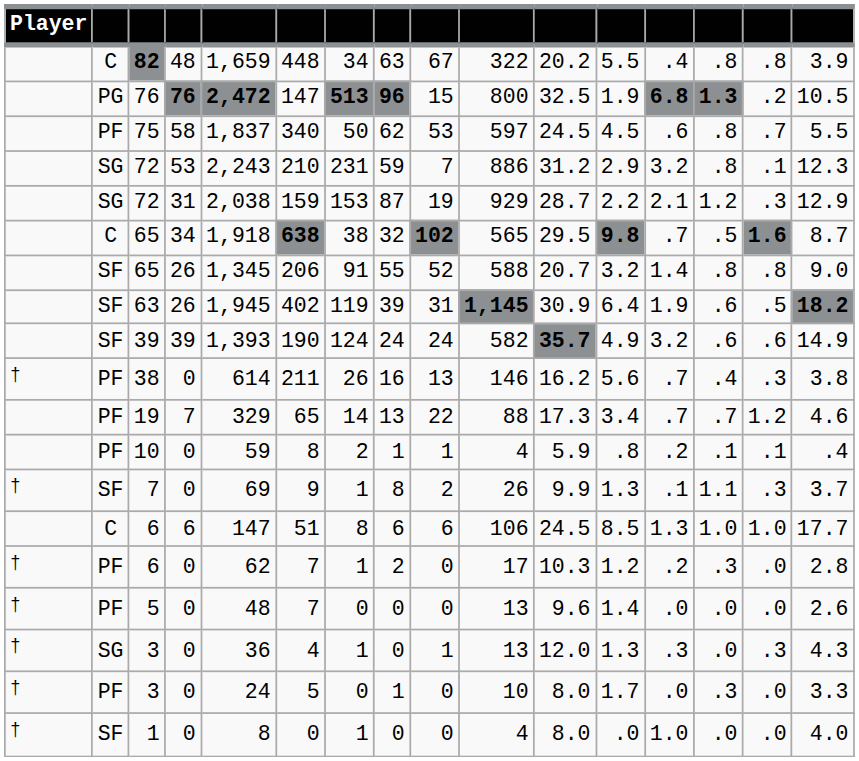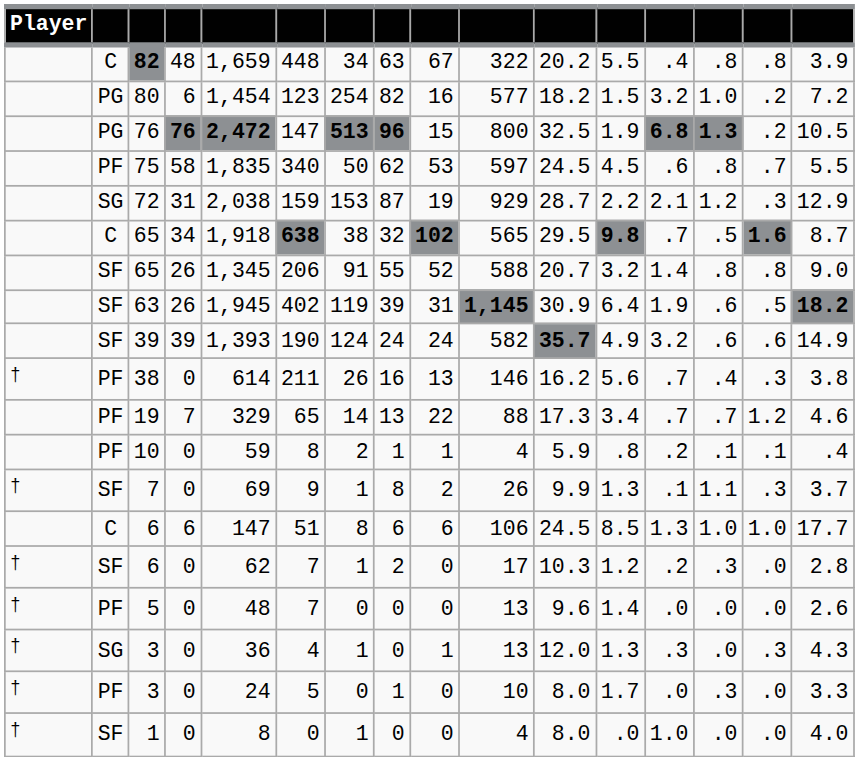+ row: (147, 99)
(238, 134) 1,837 -> (238, 168) 1,835
- row: (147, 168)
(111, 568) PF -> (111, 568) SF
